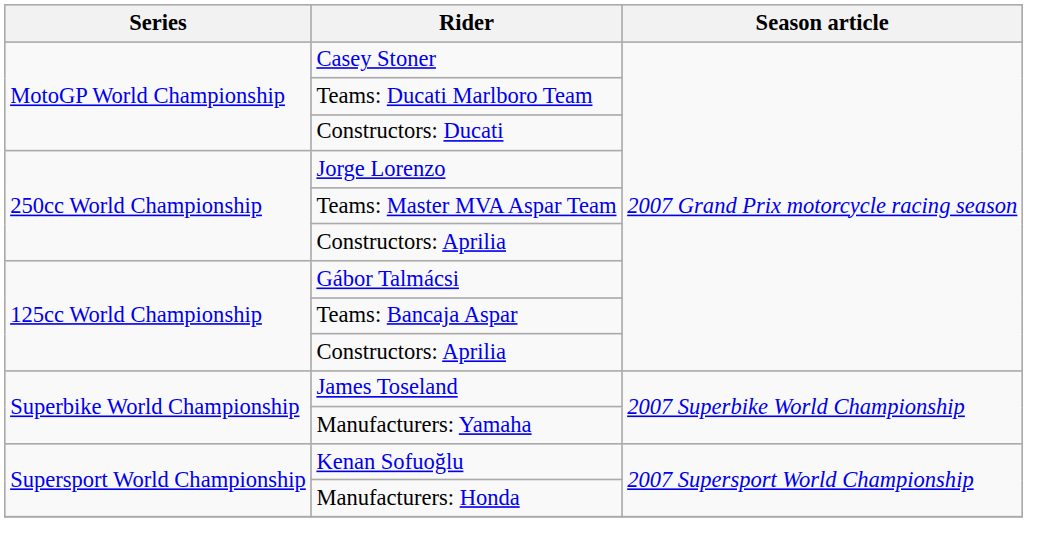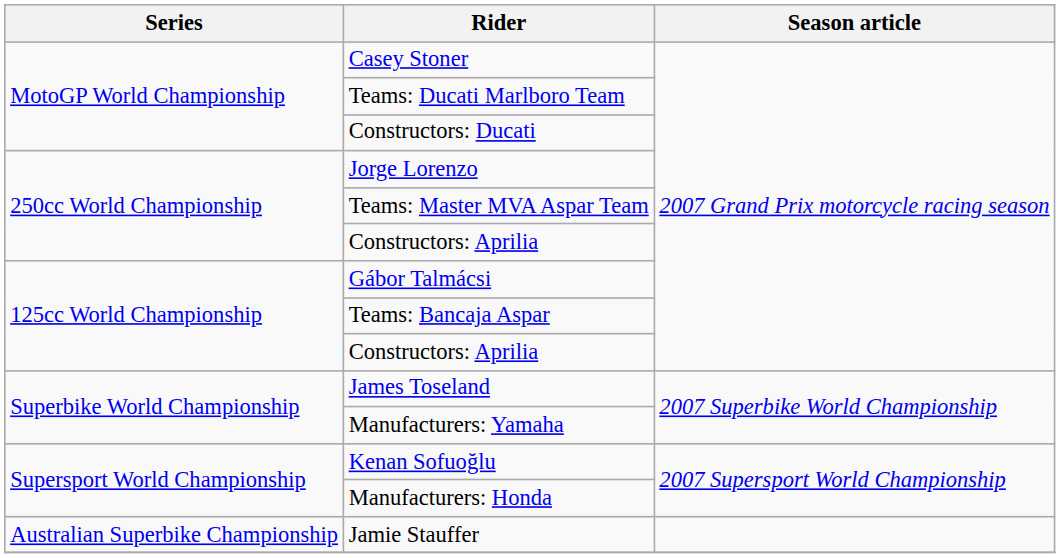+ row: (174, 534)
